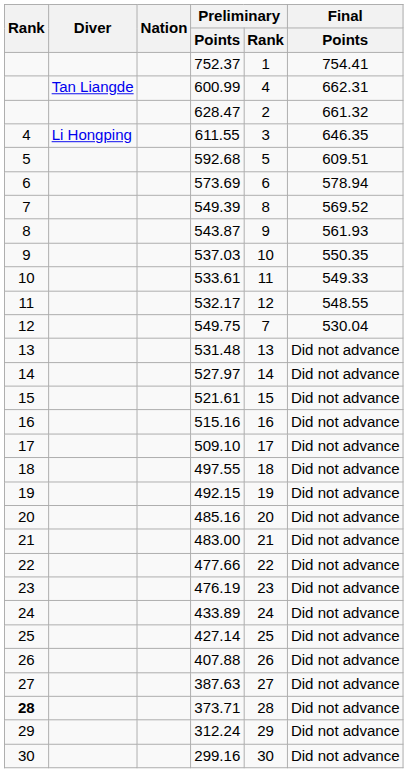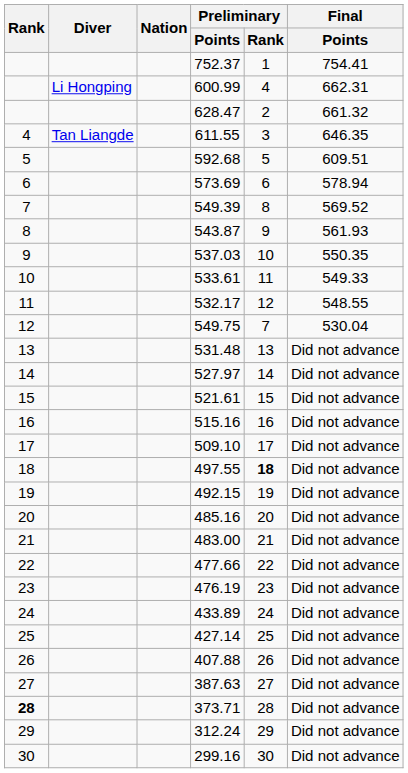(93, 87) Tan Liangde -> (92, 87) Li Hongping
(92, 135) Li Hongping -> (93, 135) Tan Liangde
(266, 469) normal -> (266, 469) bold
